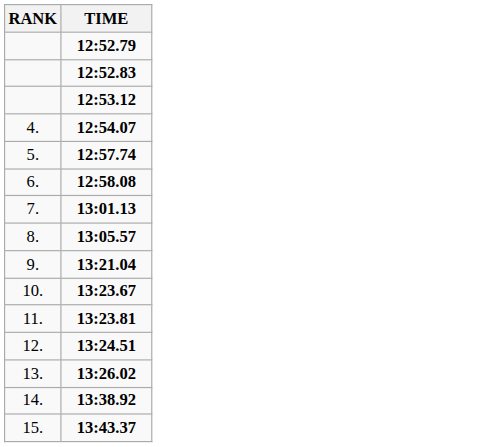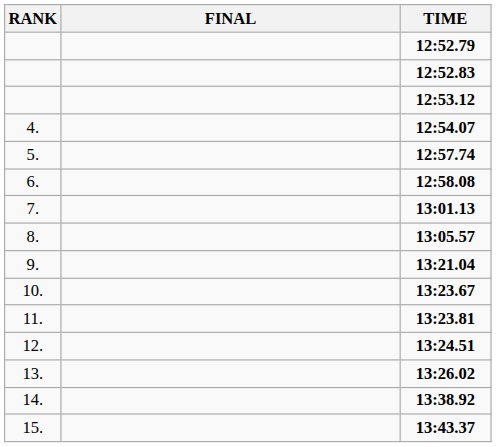+ column: (231, 18)
